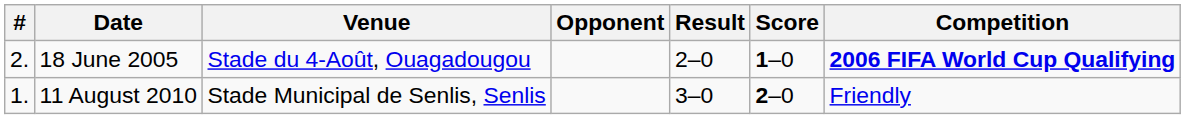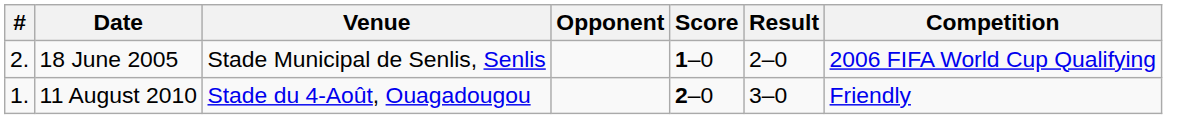columns swapped: (787, 22) <-> (710, 22)
(369, 58) Stade du 4-Août, Ouagadougou -> (377, 58) Stade Municipal de Senlis, Senlis
(1002, 58) bold -> (993, 58) normal
(377, 95) Stade Municipal de Senlis, Senlis -> (369, 95) Stade du 4-Août, Ouagadougou
